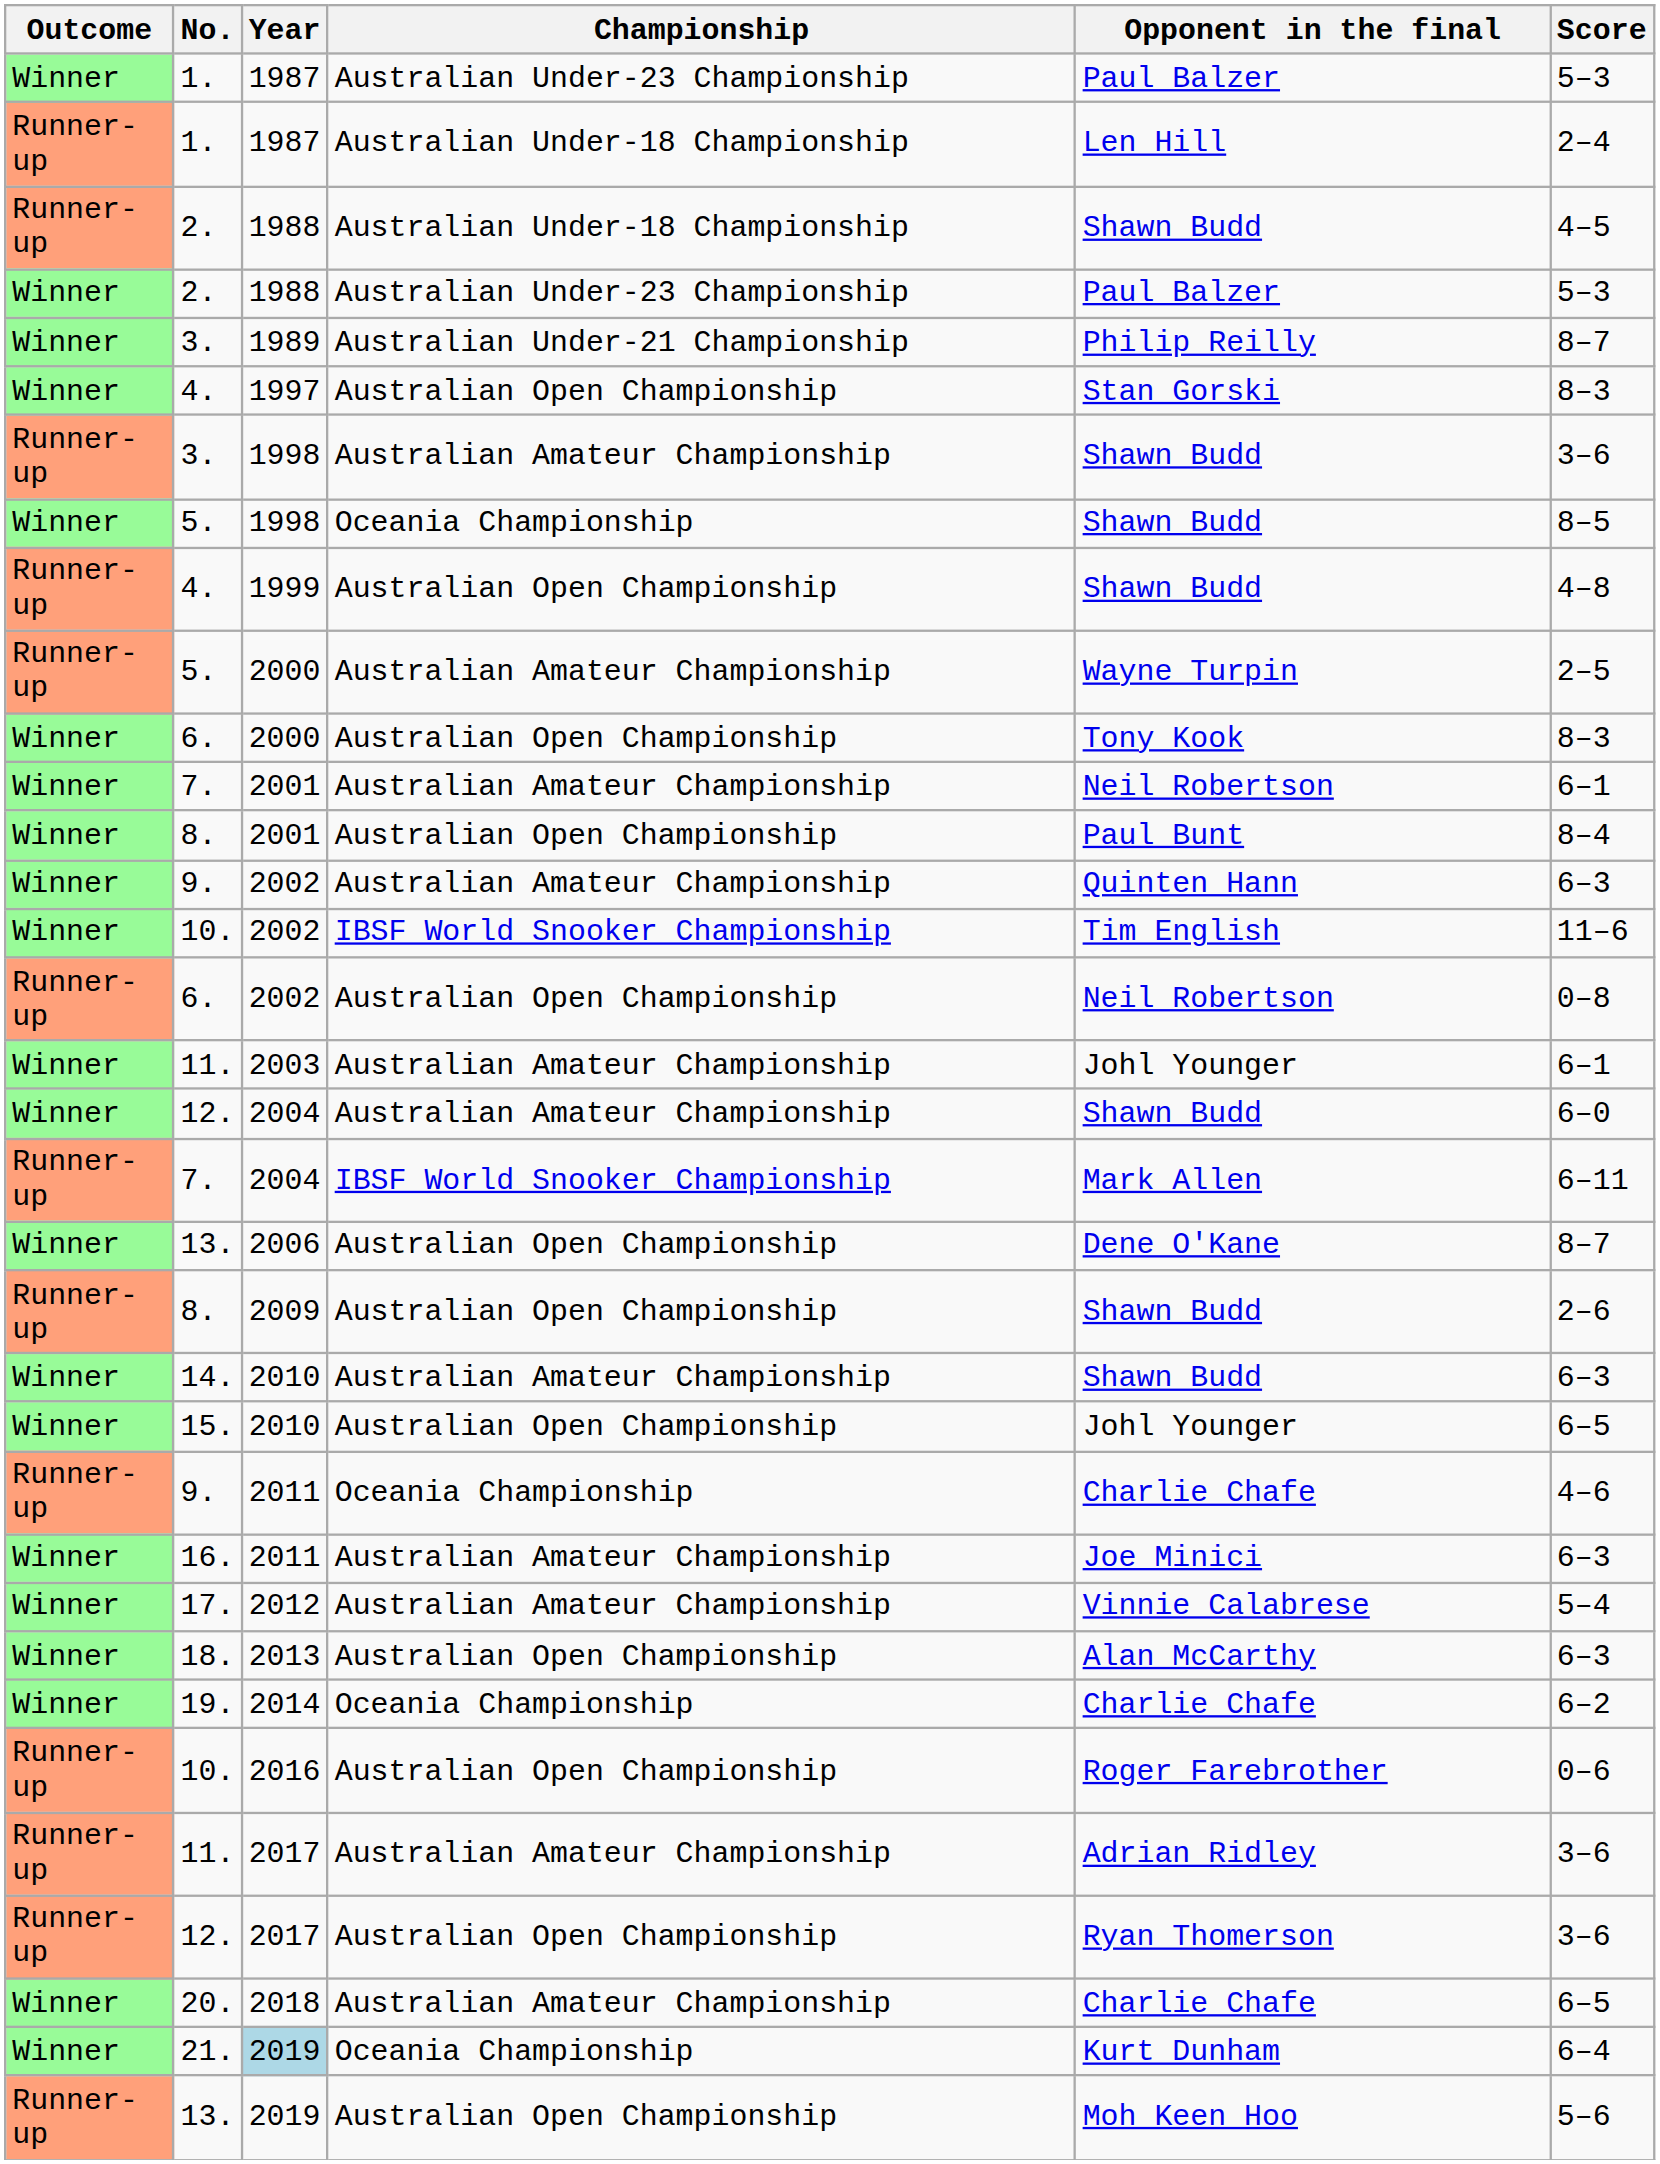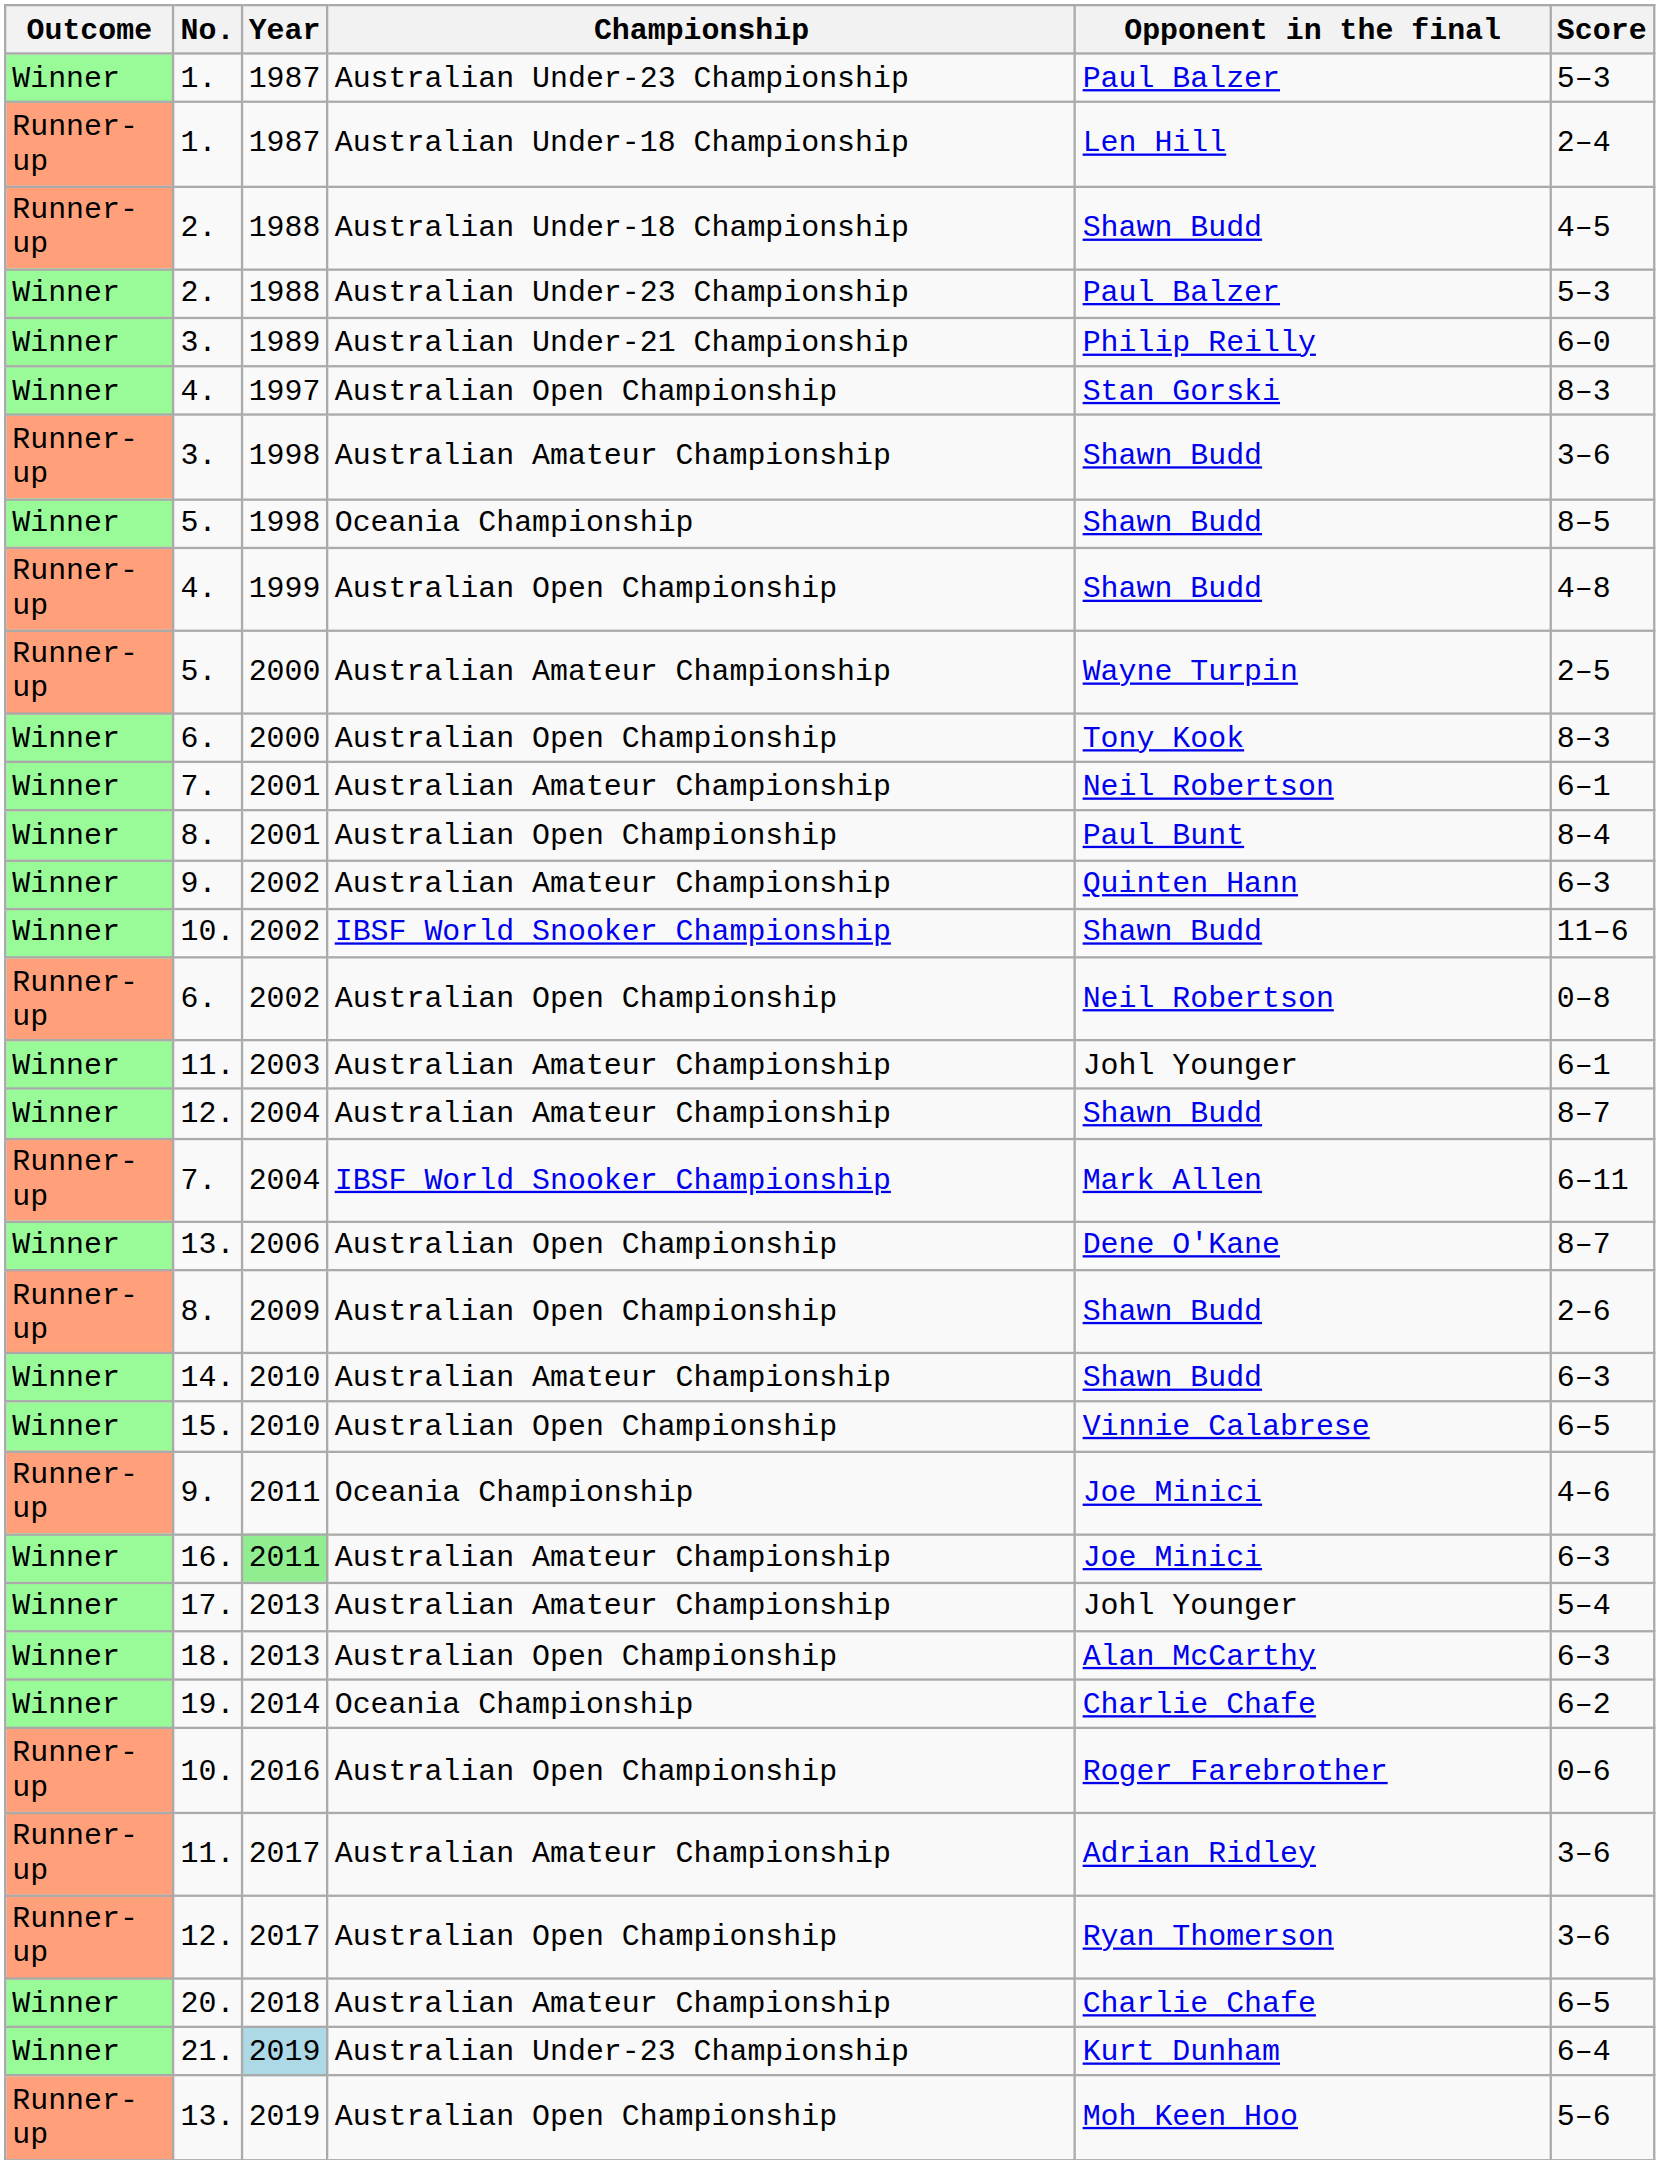(1584, 342) 8–7 -> (1584, 342) 6–0
(1181, 933) Tim English -> (1172, 933) Shawn Budd
(1584, 1114) 6–0 -> (1584, 1114) 8–7
(1190, 1426) Johl Younger -> (1226, 1426) Vinnie Calabrese
(1199, 1492) Charlie Chafe -> (1172, 1492) Joe Minici
(285, 1558) no background -> (285, 1558) lightgreen background
(285, 1607) 2012 -> (285, 1607) 2013
(1226, 1607) Vinnie Calabrese -> (1190, 1607) Johl Younger
(514, 2052) Oceania Championship -> (622, 2052) Australian Under-23 Championship
